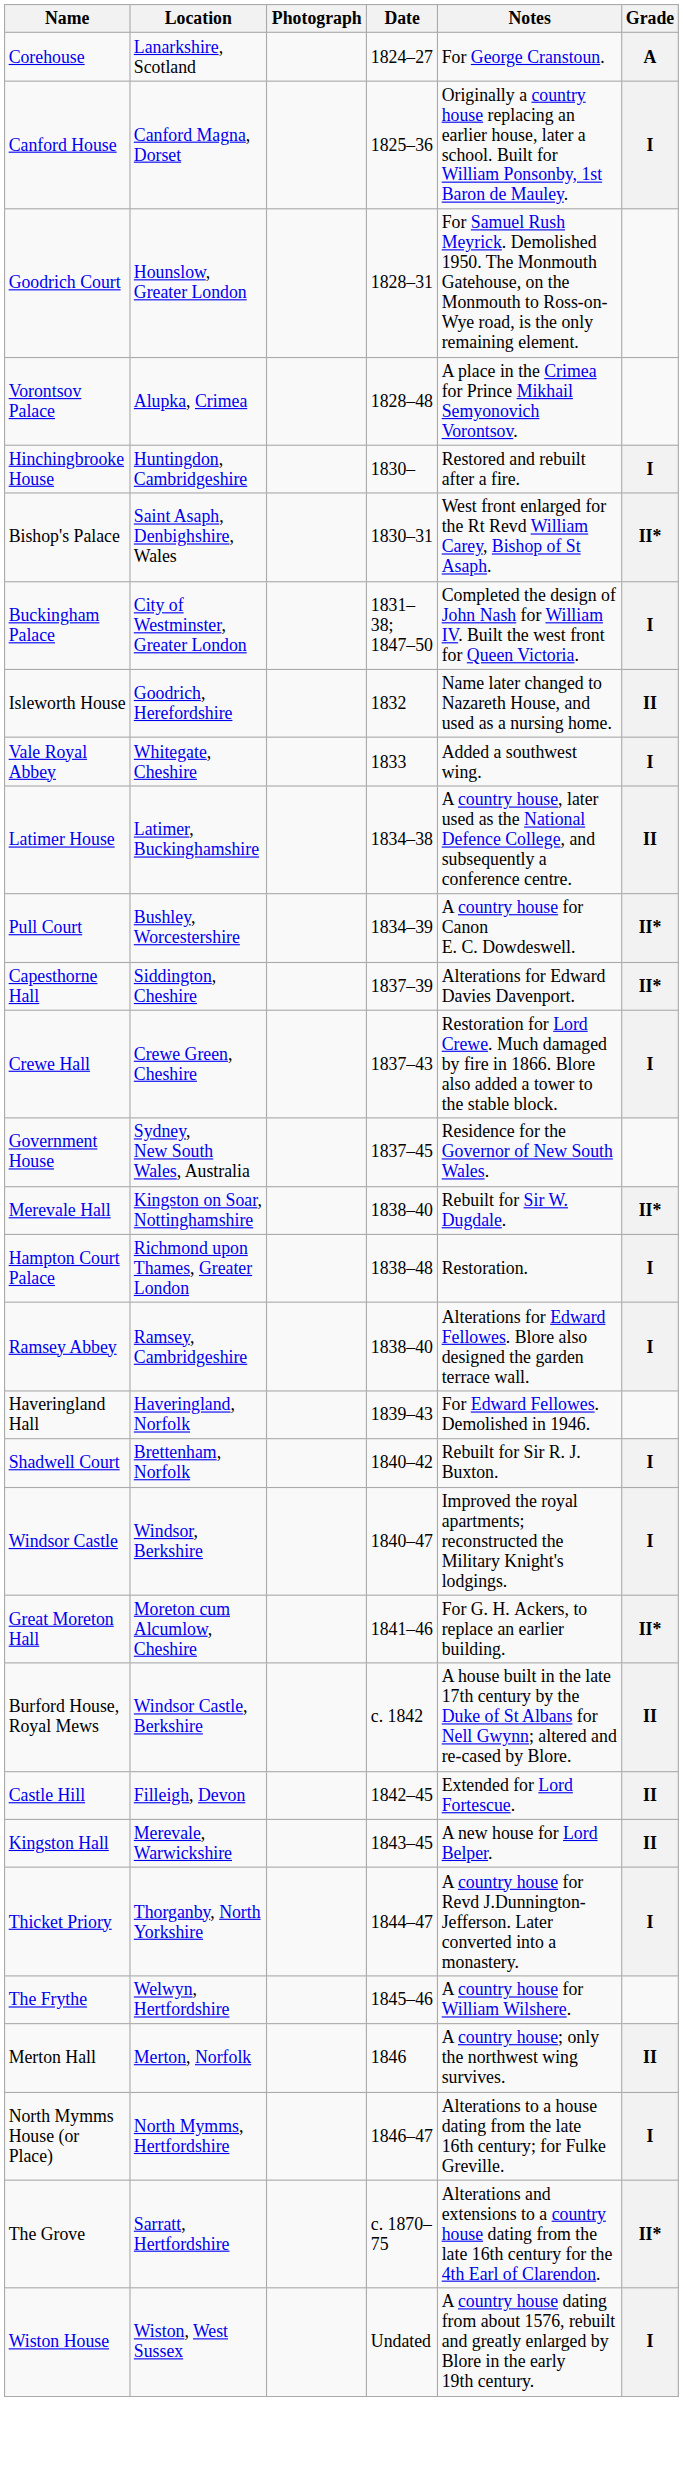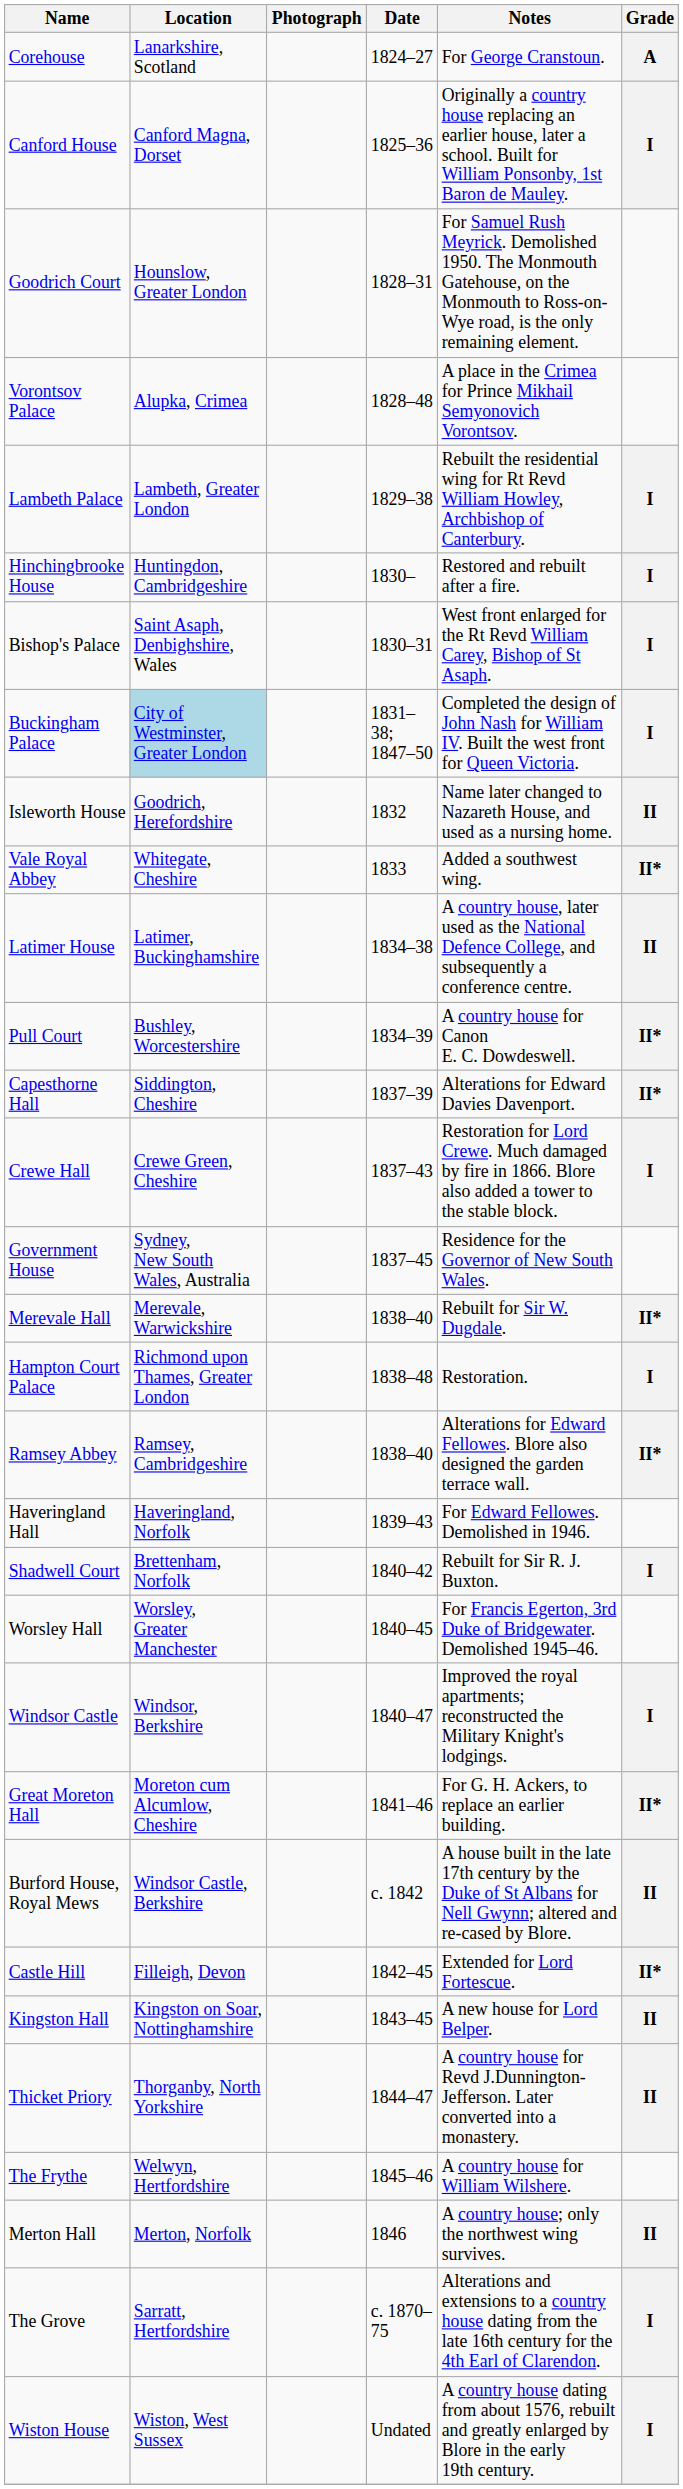+ row: (66, 499)
(650, 537) II* -> (650, 645) I
(190, 625) no background -> (190, 733) lightblue background
(650, 761) I -> (650, 869) II*
(198, 1210) Kingston on Soar, Nottinghamshire -> (183, 1318) Merevale, Warwickshire
(650, 1346) I -> (650, 1454) II*
+ row: (56, 1629)
(650, 1795) II -> (650, 1971) II*
(183, 1843) Merevale, Warwickshire -> (198, 2019) Kingston on Soar, Nottinghamshire
(650, 1921) I -> (650, 2097) II
- row: (61, 2135)
(650, 2234) II* -> (650, 2322) I
